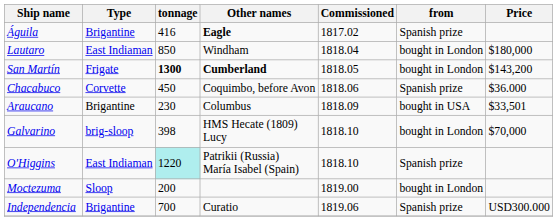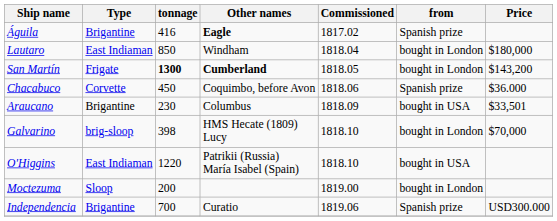(170, 163) paleturquoise background -> (170, 163) no background
(431, 163) Spanish prize -> (435, 163) bought in USA
